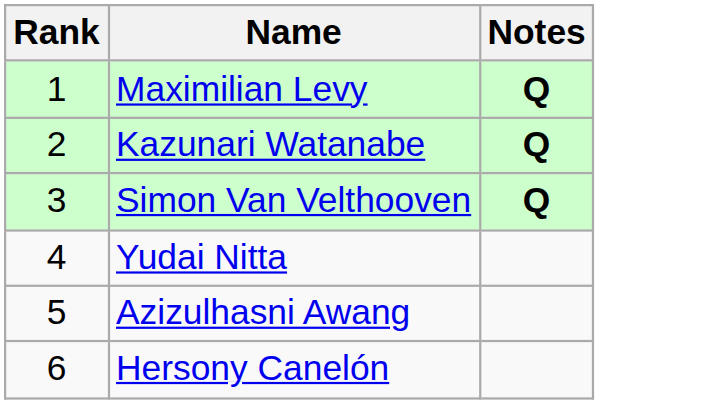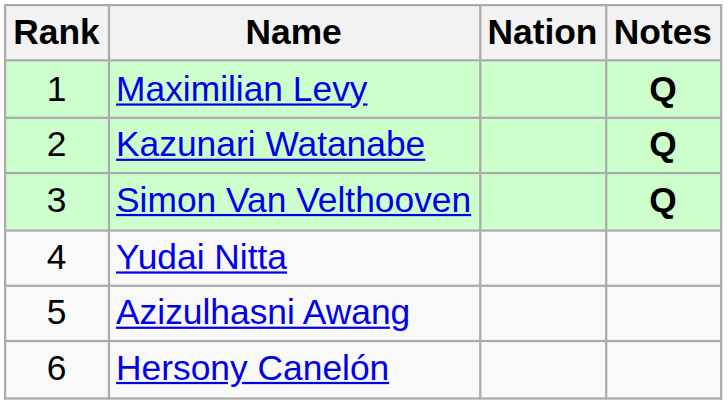+ column: (542, 32)
